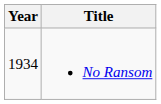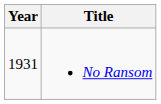(23, 63) 1934 -> (23, 63) 1931
